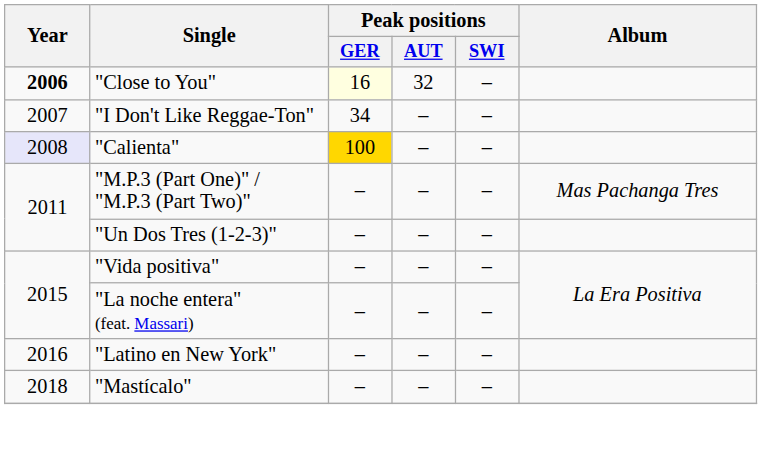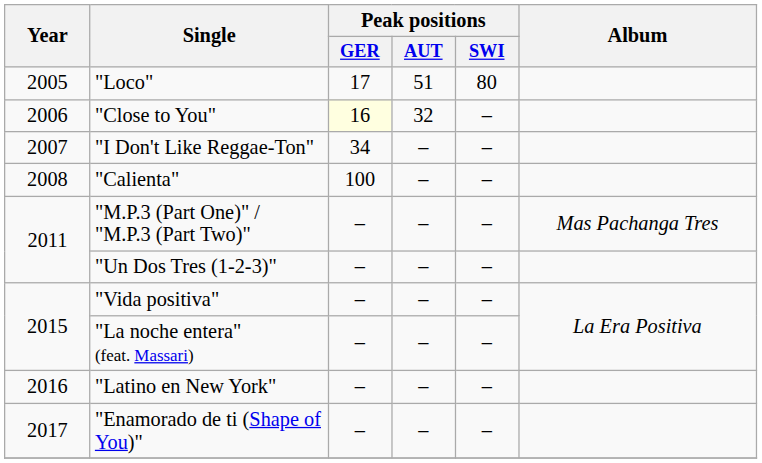+ row: (124, 83)
(47, 83) bold -> (47, 115) normal
(47, 147) lavender background -> (47, 179) no background
(360, 147) gold background -> (360, 179) no background
+ row: (208, 430)
- row: (143, 386)
